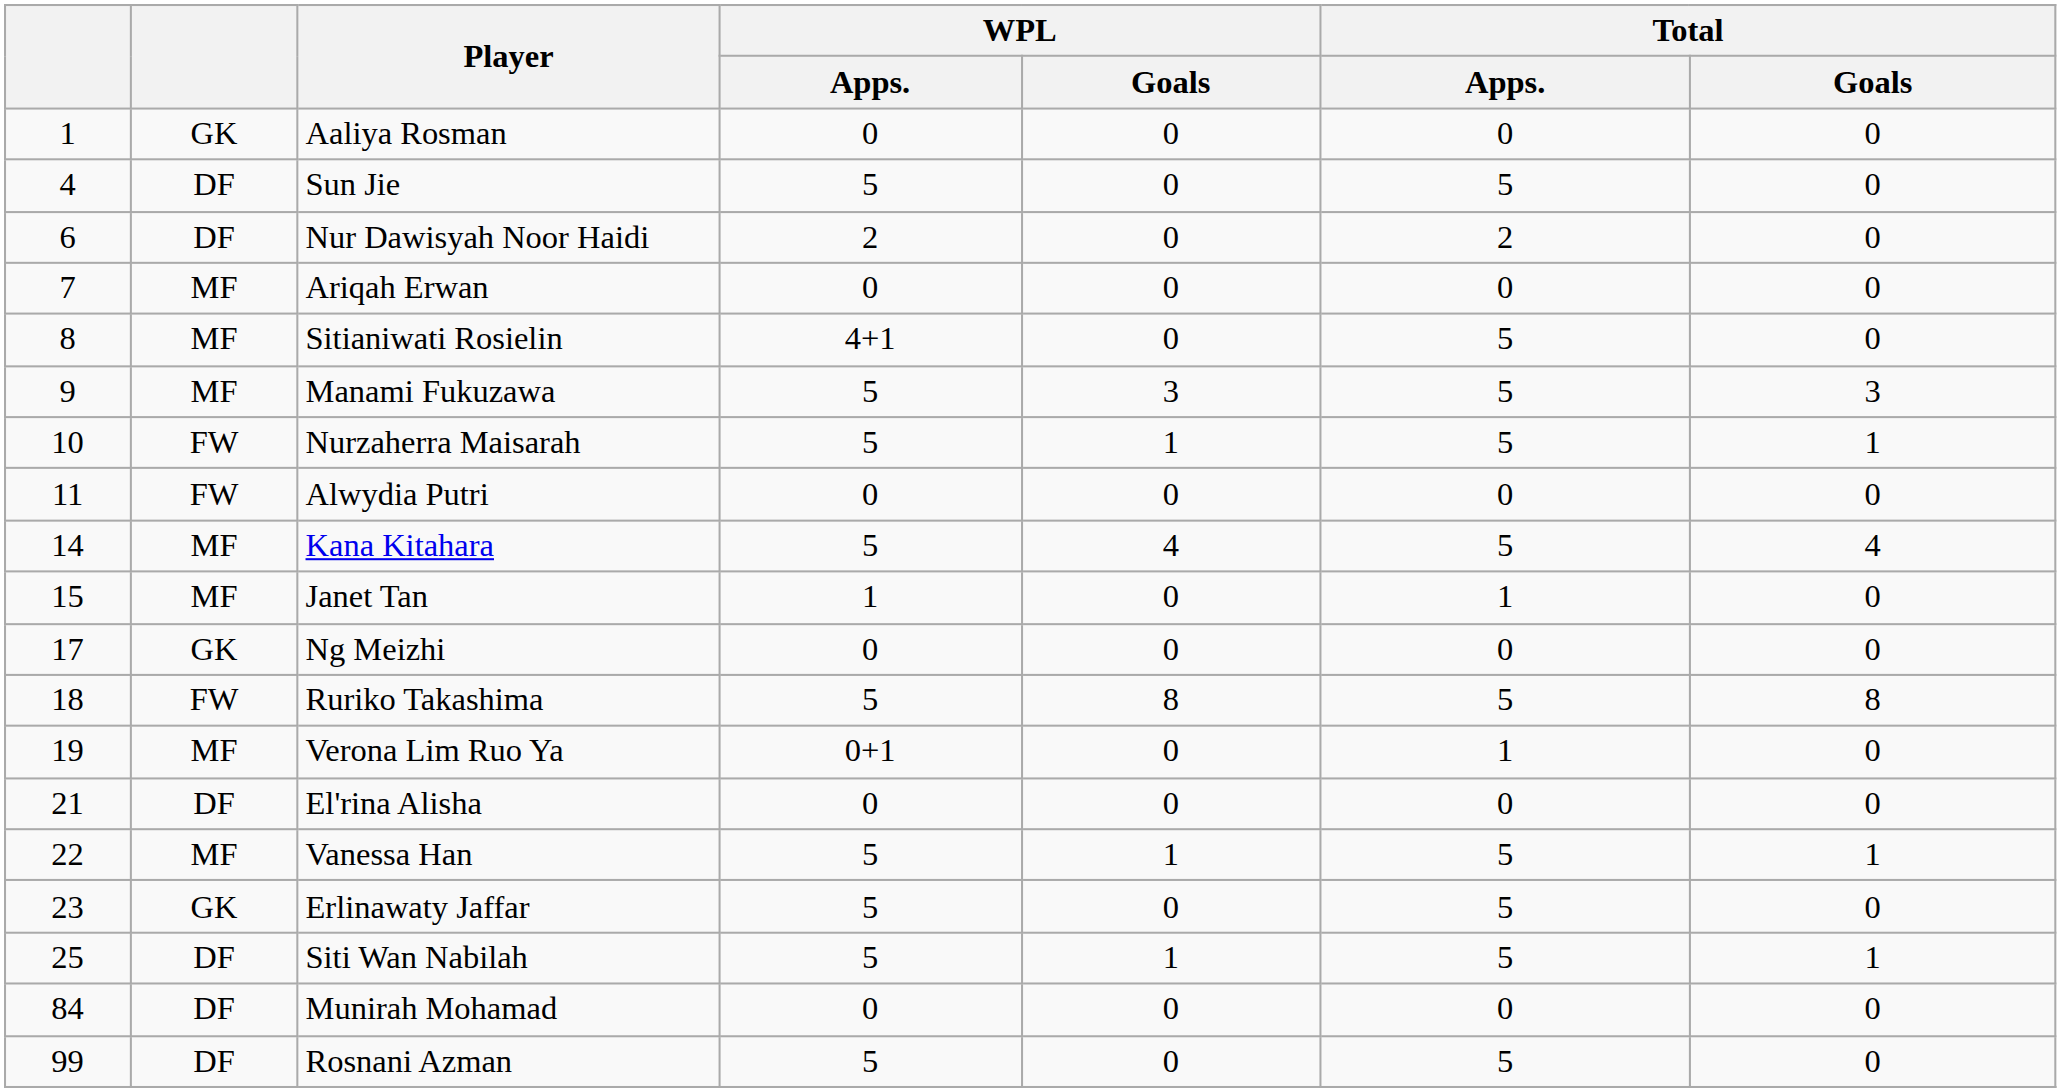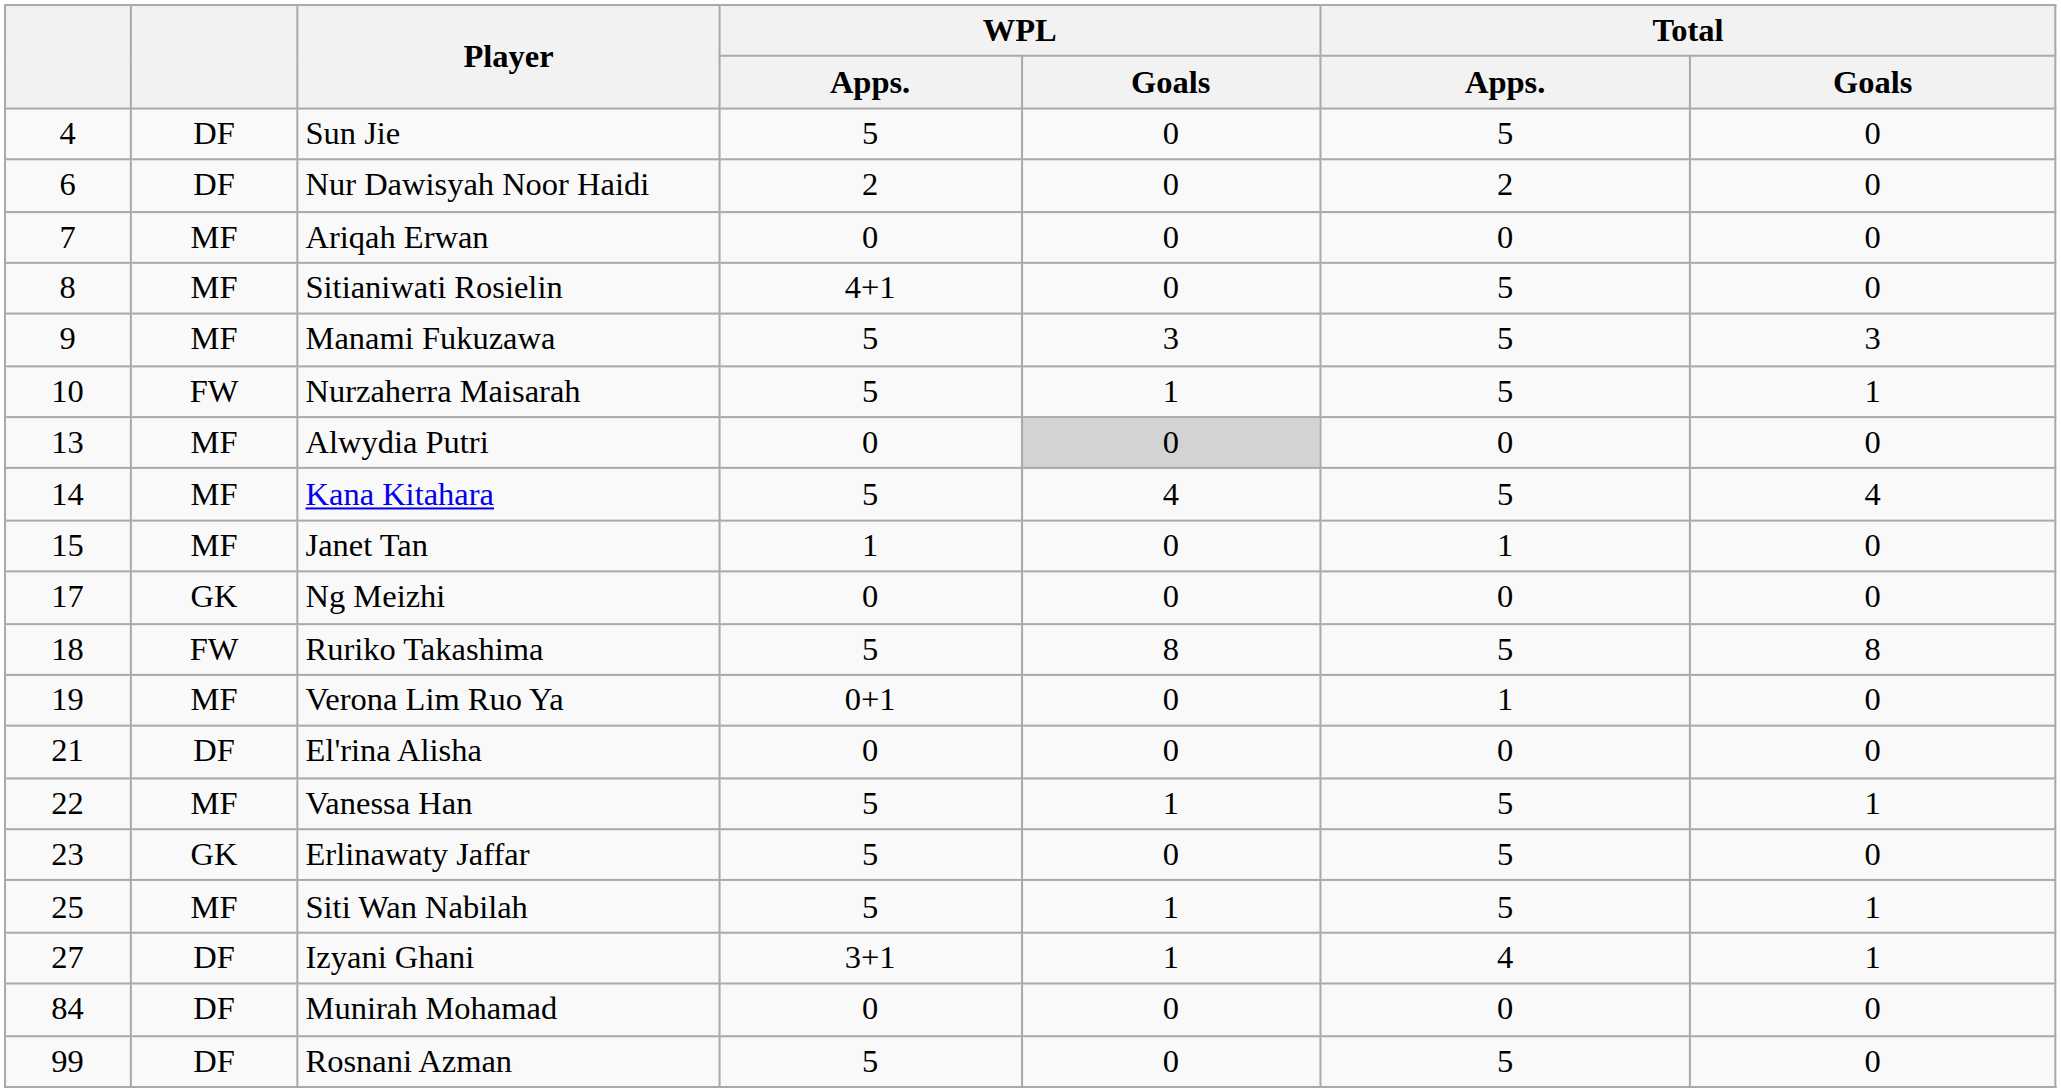- row: (406, 133)
(68, 493) 11 -> (68, 442) 13
(214, 493) FW -> (214, 442) MF
(1171, 493) no background -> (1171, 442) lightgrey background
(214, 957) DF -> (214, 905) MF
+ row: (390, 957)
